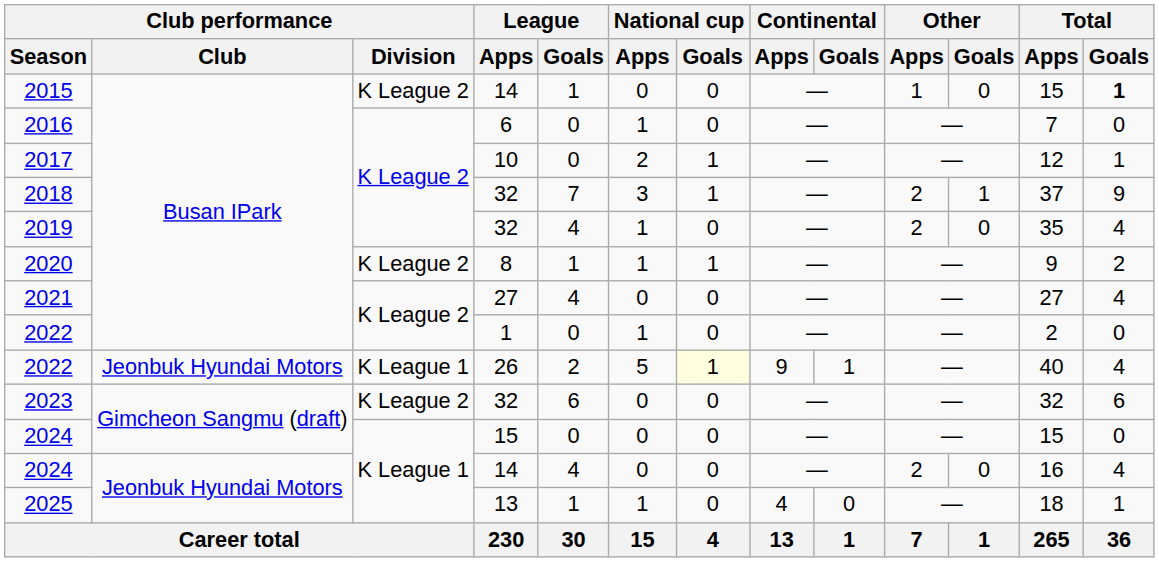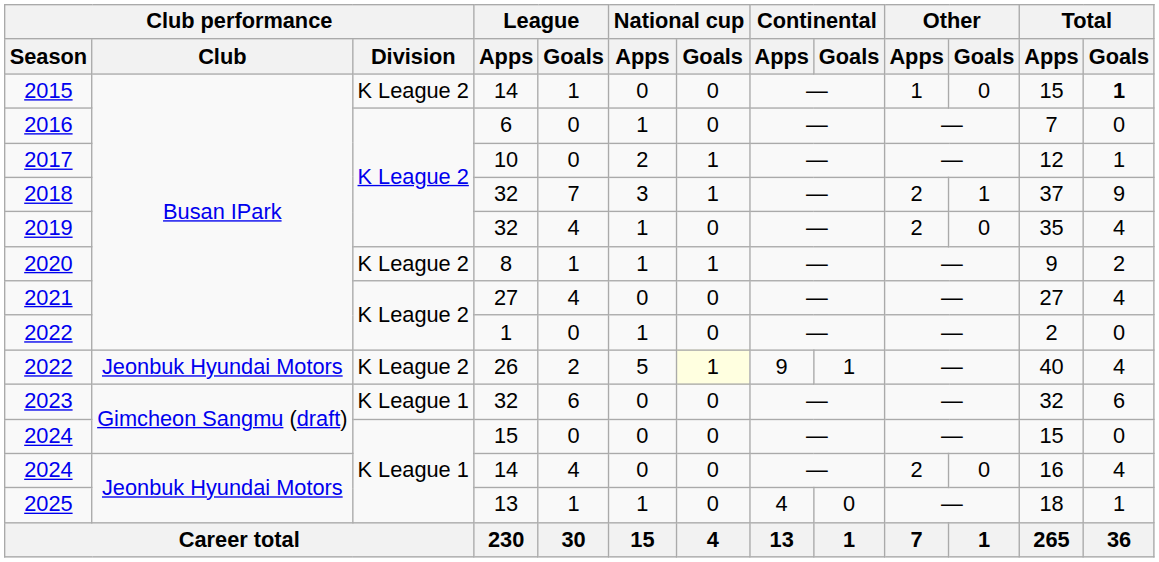(413, 366) K League 1 -> (413, 366) K League 2
(413, 401) K League 2 -> (413, 401) K League 1
